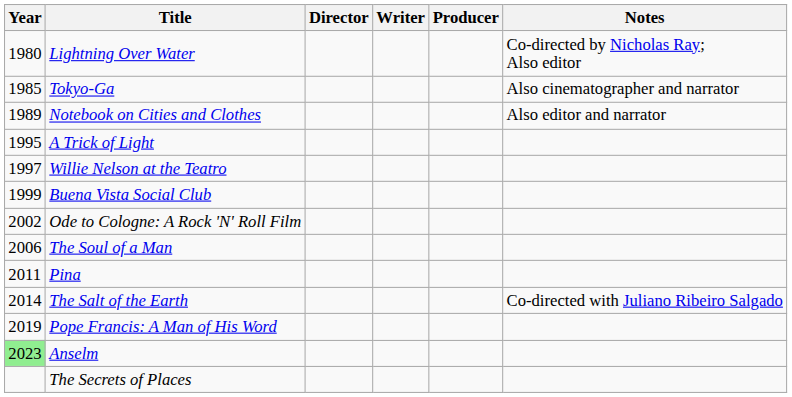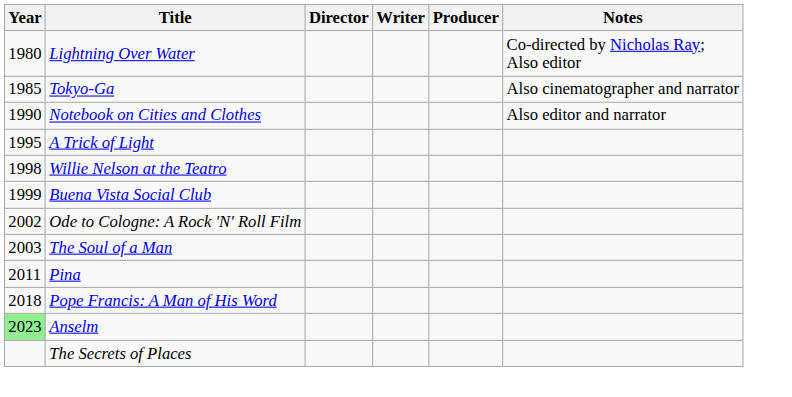(25, 115) 1989 -> (25, 115) 1990
(25, 168) 1997 -> (25, 168) 1998
(25, 247) 2006 -> (25, 247) 2003
- row: (119, 300)
(25, 326) 2019 -> (25, 300) 2018
